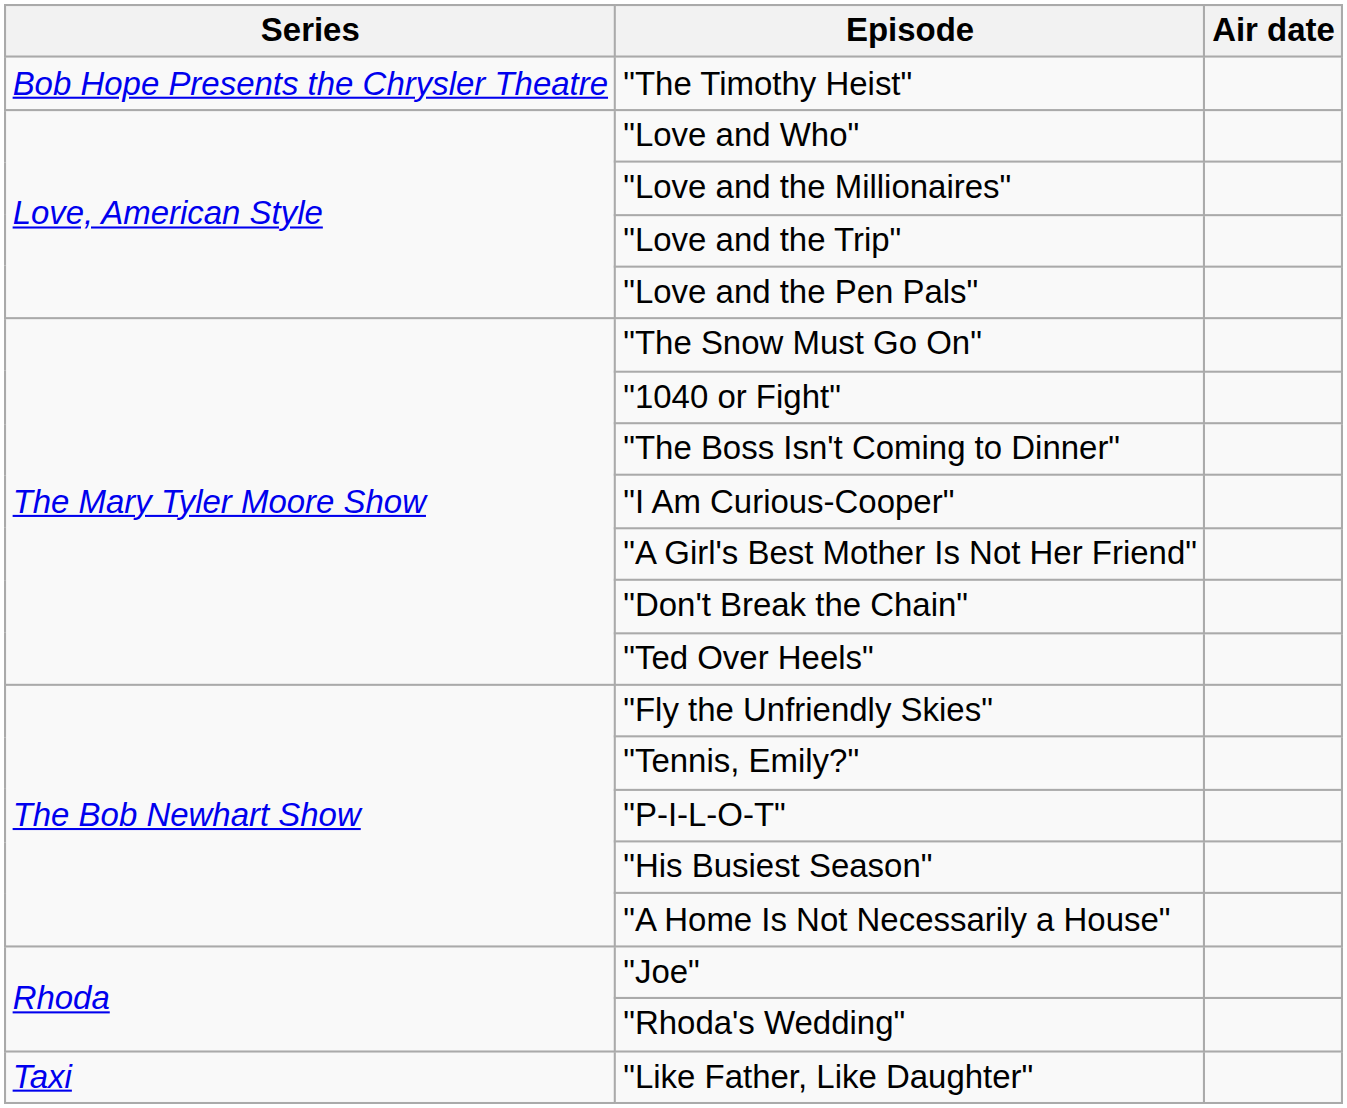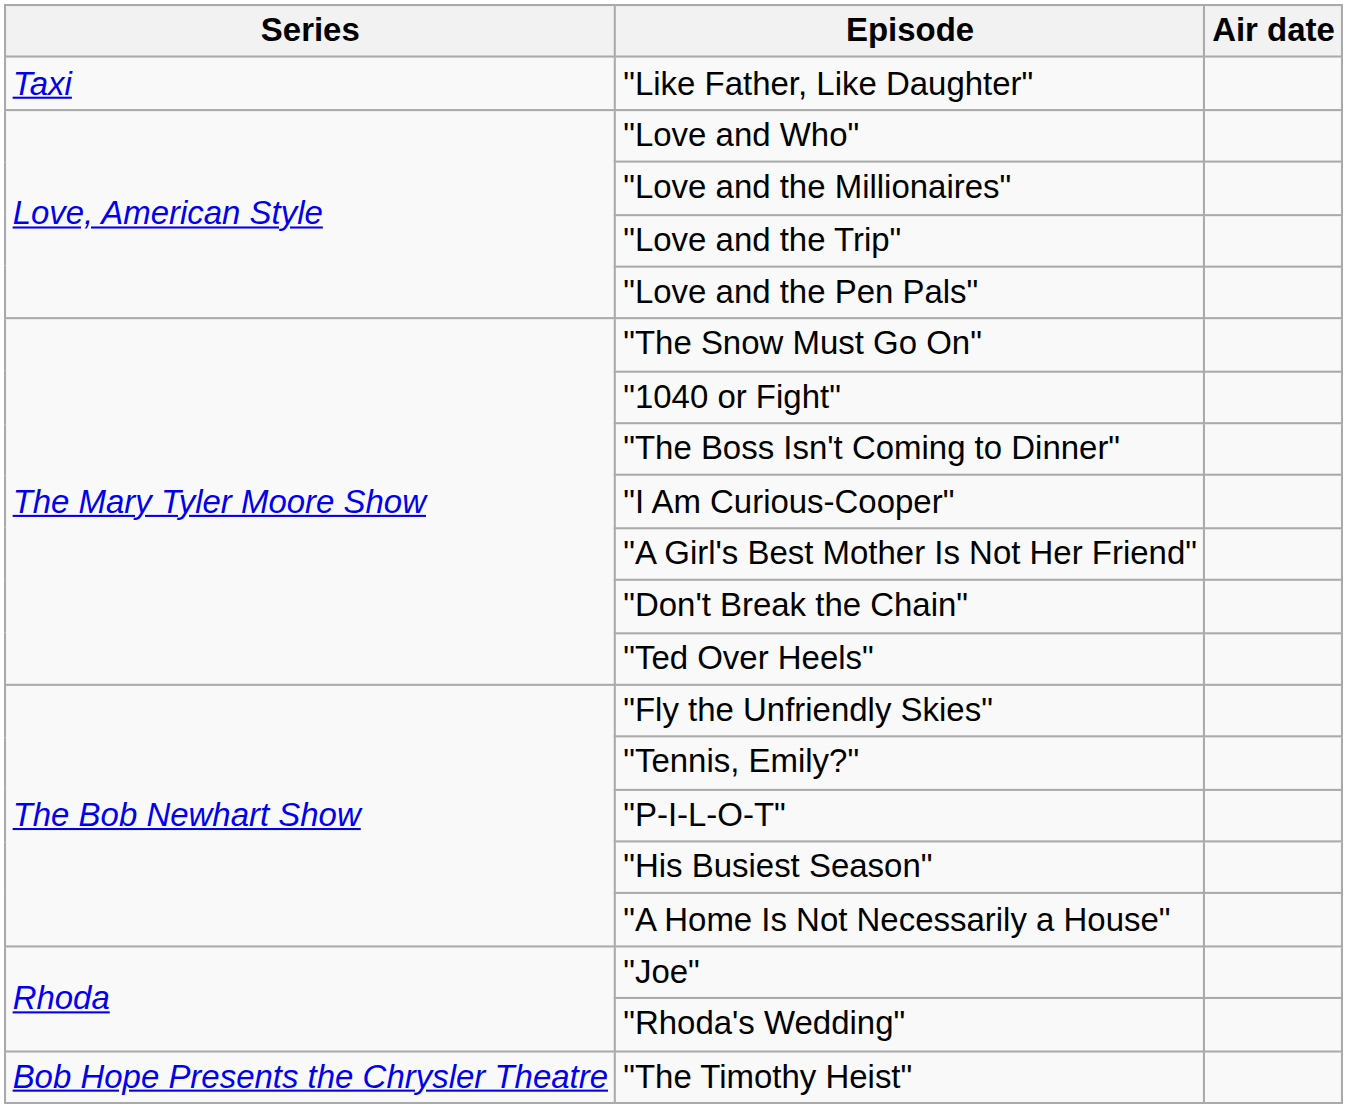rows swapped: (768, 82) <-> (828, 1076)
